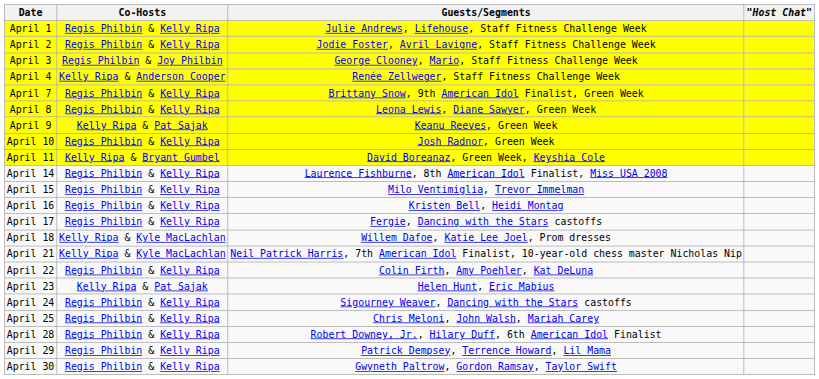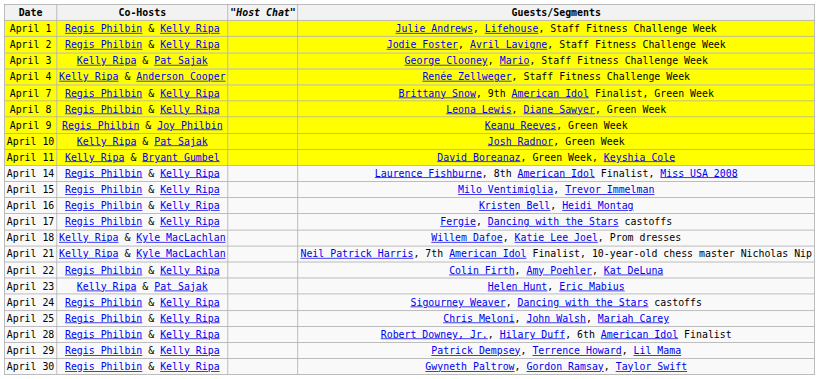columns swapped: (779, 12) <-> (486, 12)
(142, 61) Regis Philbin & Joy Philbin -> (142, 61) Kelly Ripa & Pat Sajak
(142, 125) Kelly Ripa & Pat Sajak -> (142, 125) Regis Philbin & Joy Philbin
(142, 141) Regis Philbin & Kelly Ripa -> (142, 141) Kelly Ripa & Pat Sajak
